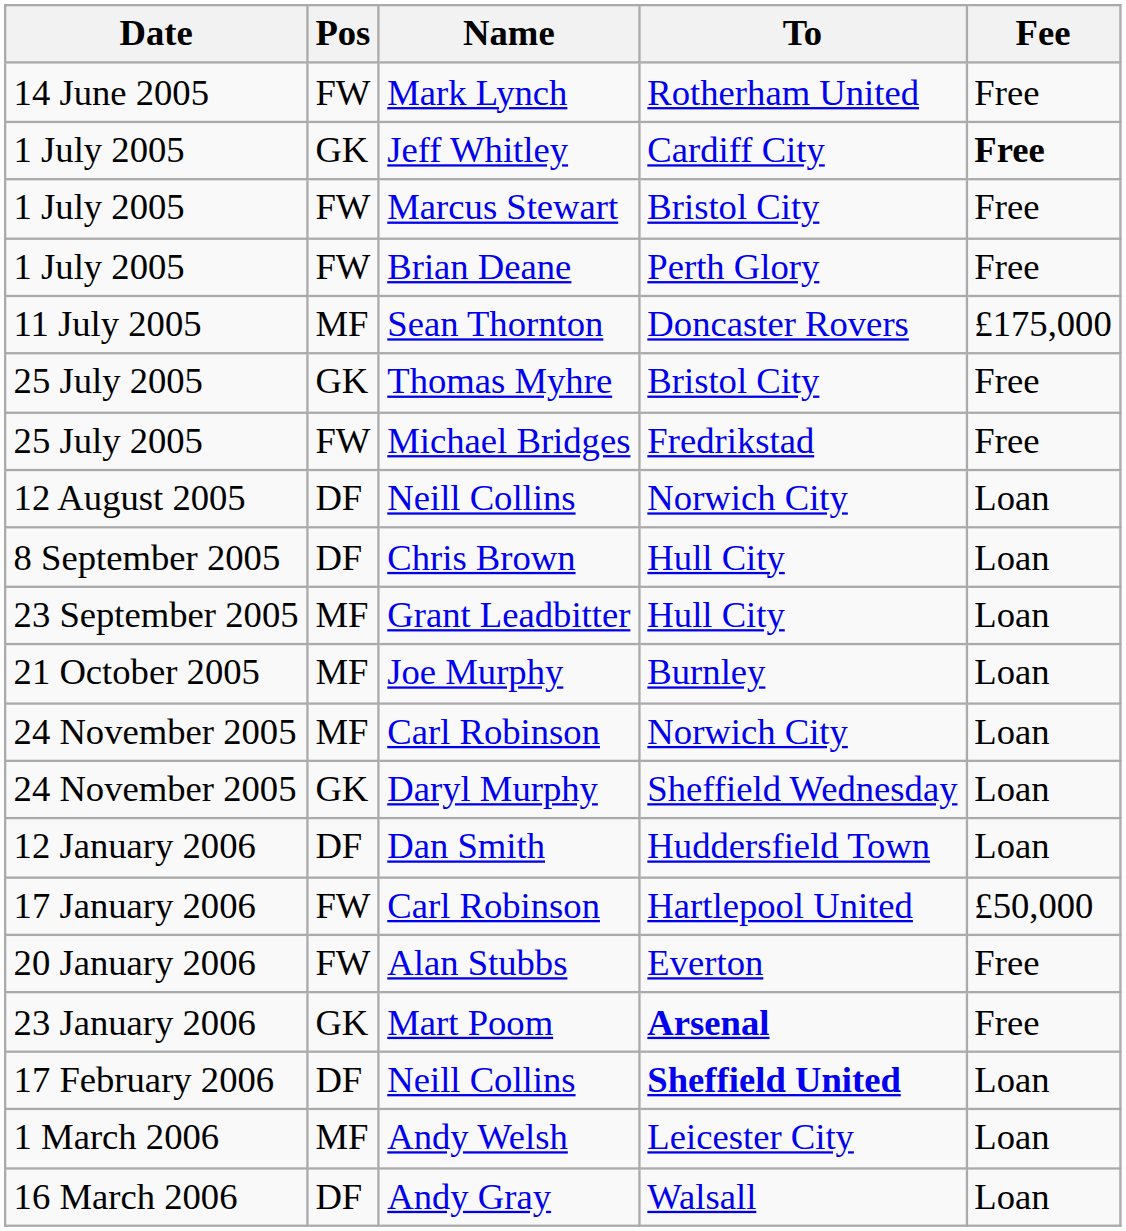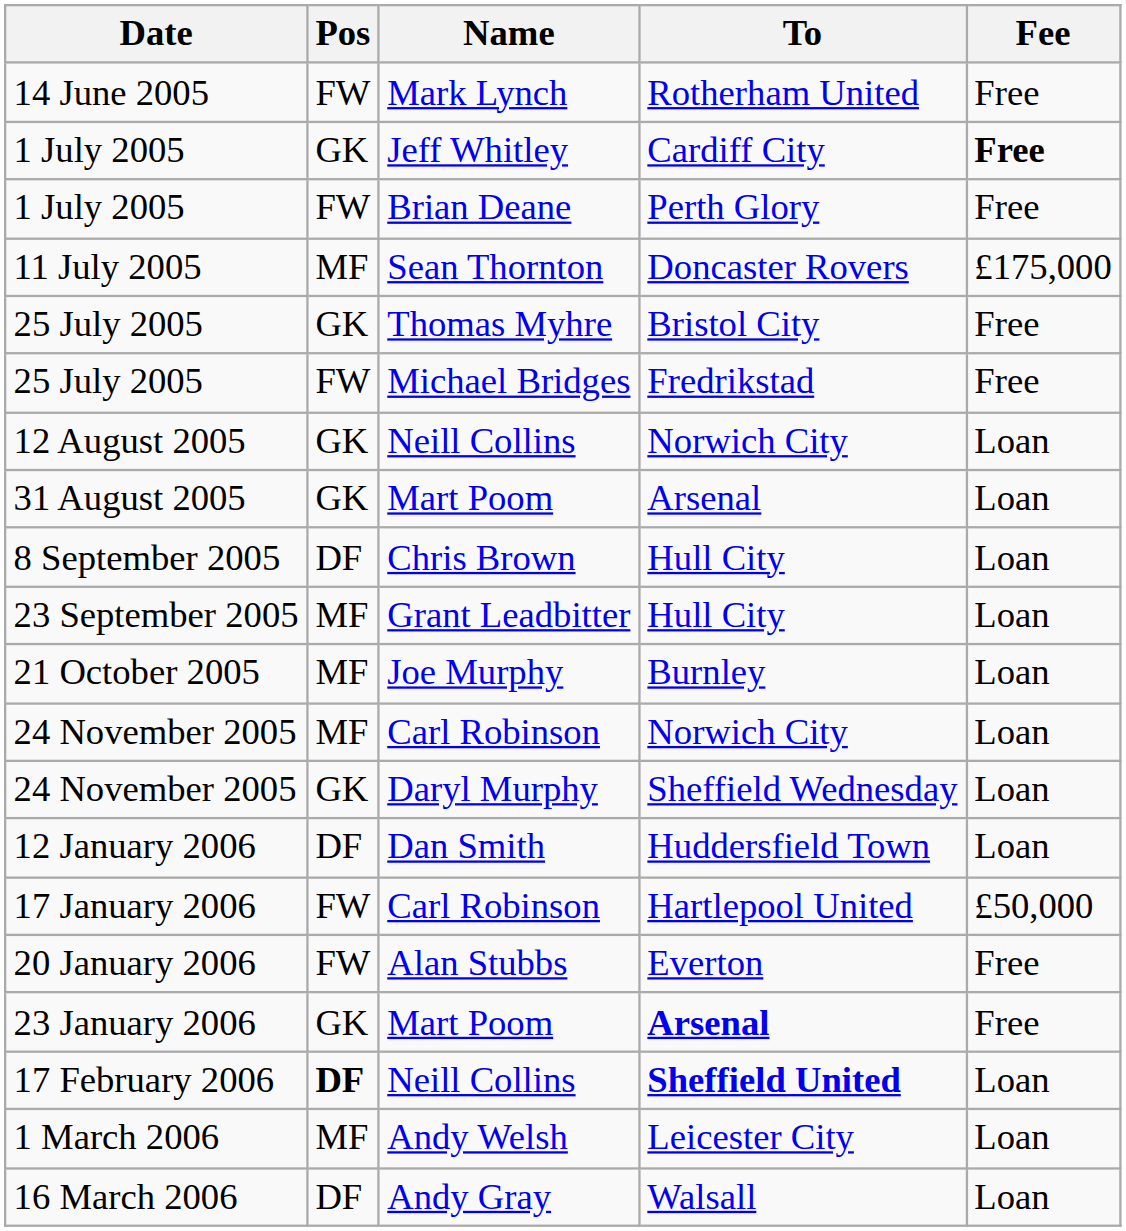- row: (99, 207)
(339, 498) DF -> (342, 440) GK
+ row: (130, 498)
(339, 1079) normal -> (340, 1079) bold
